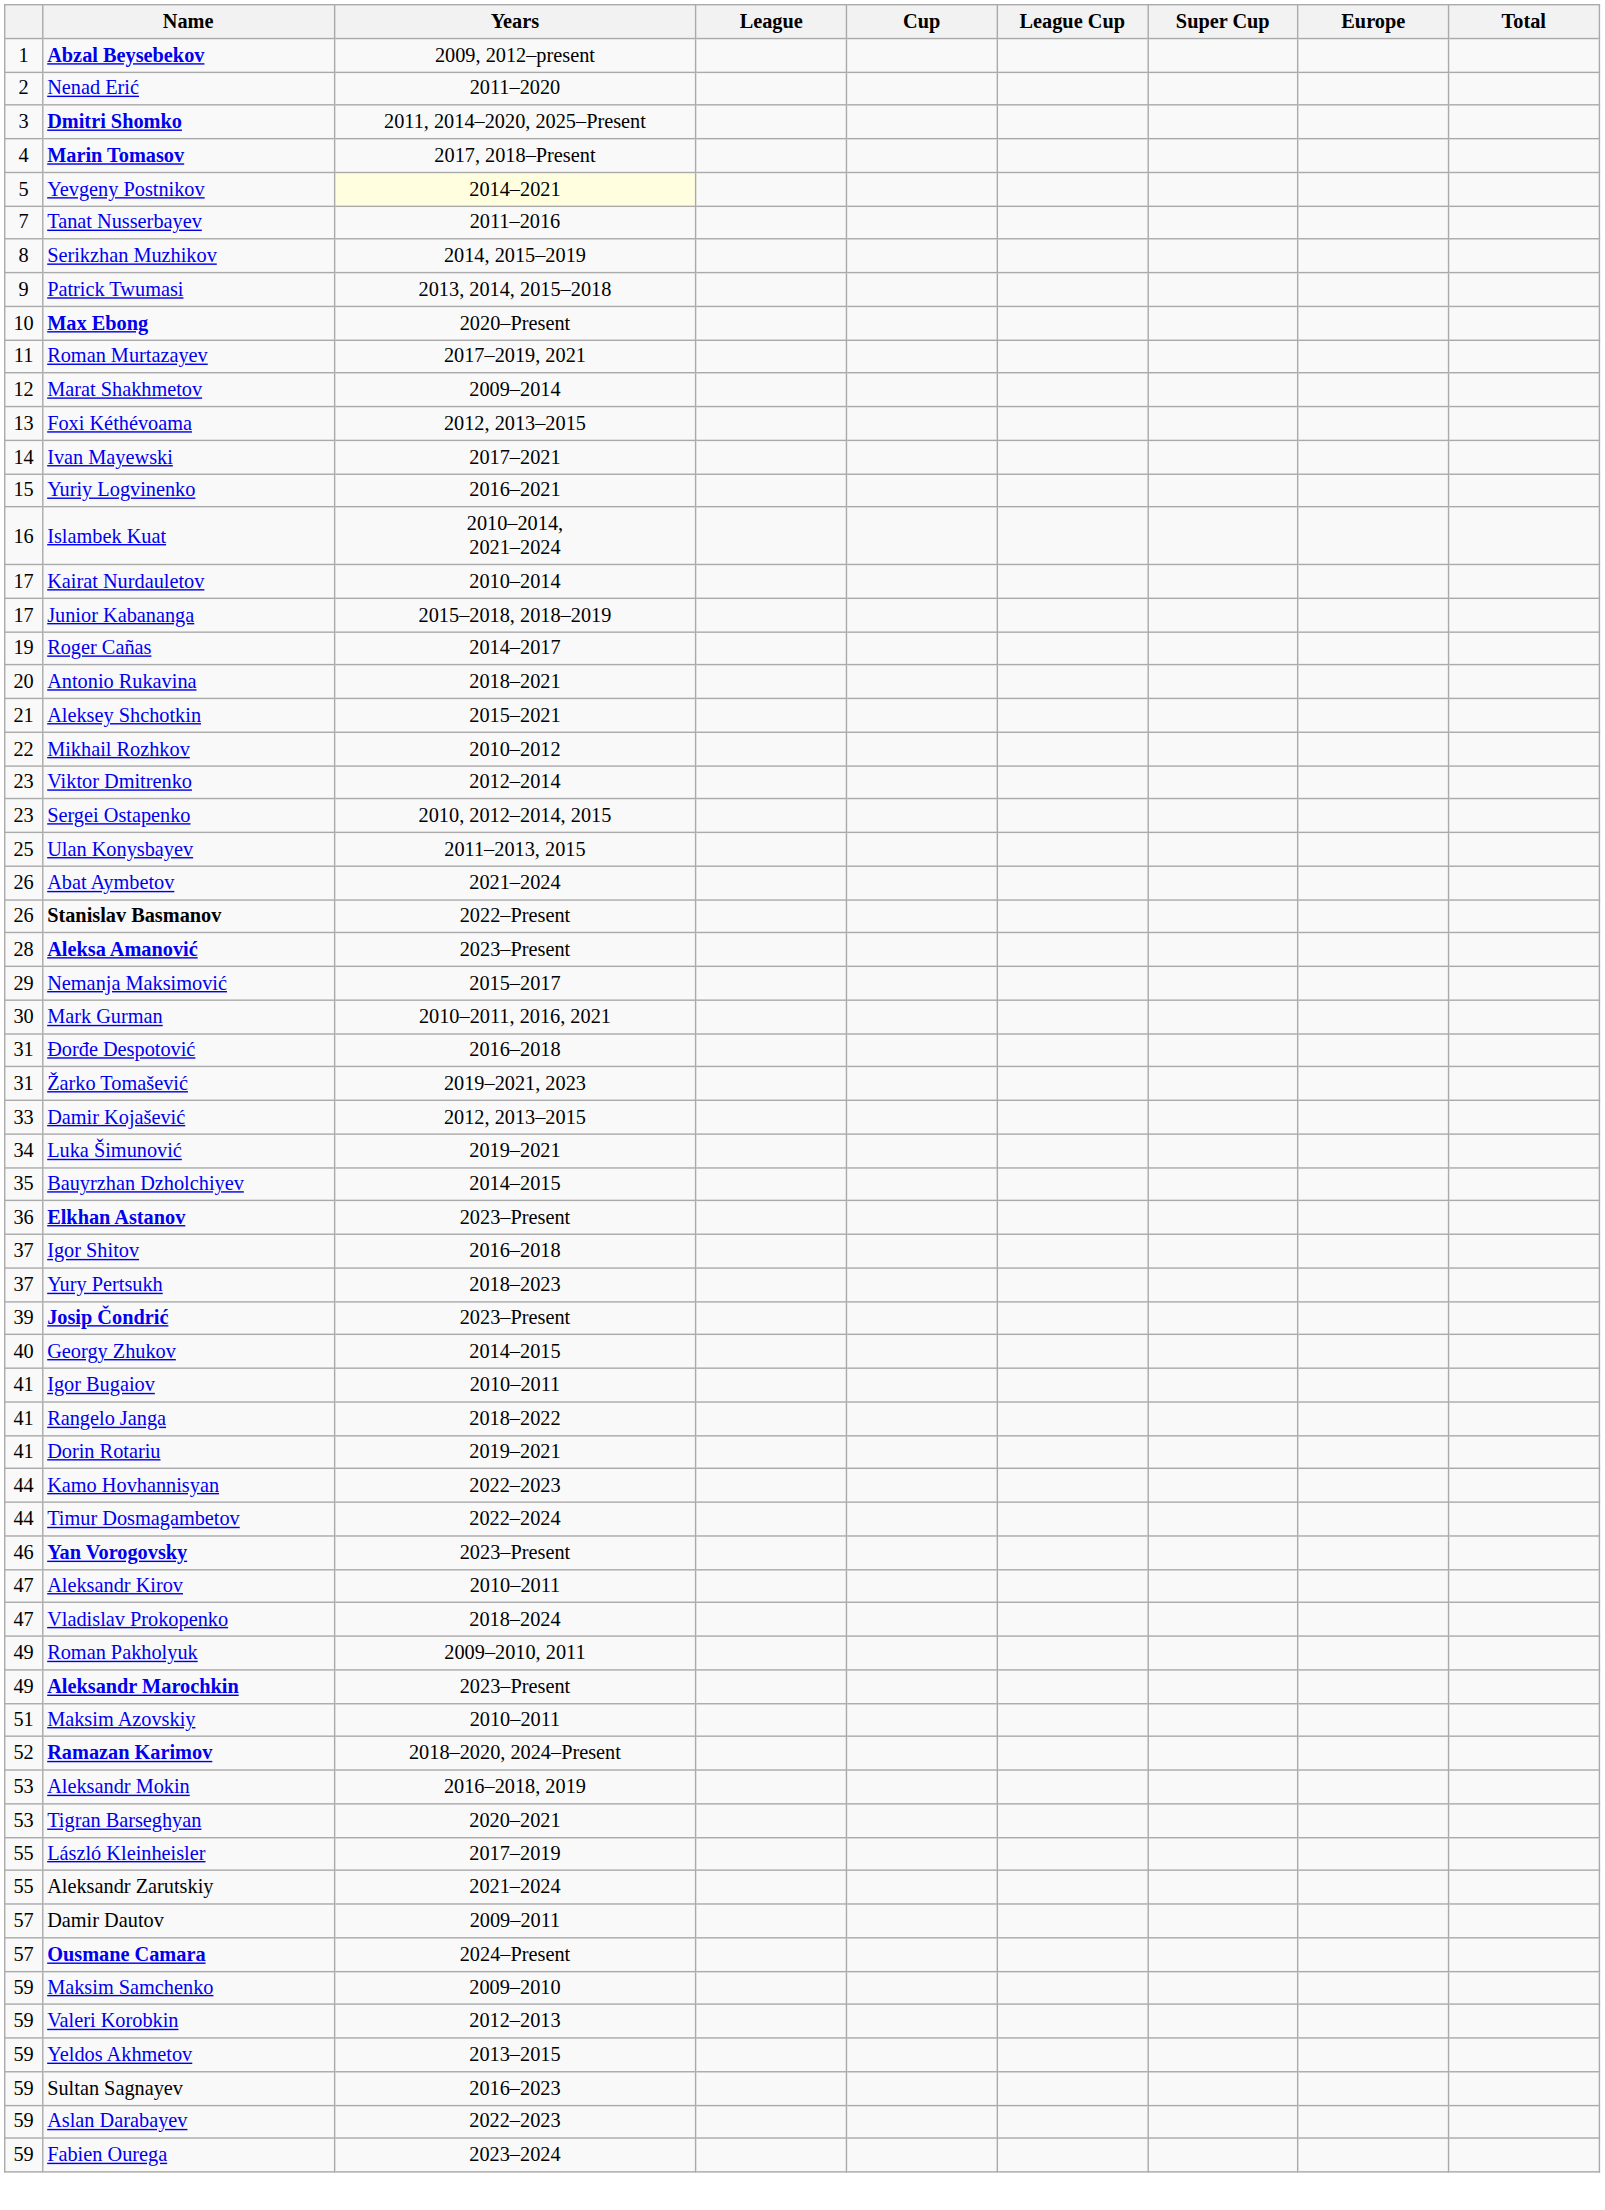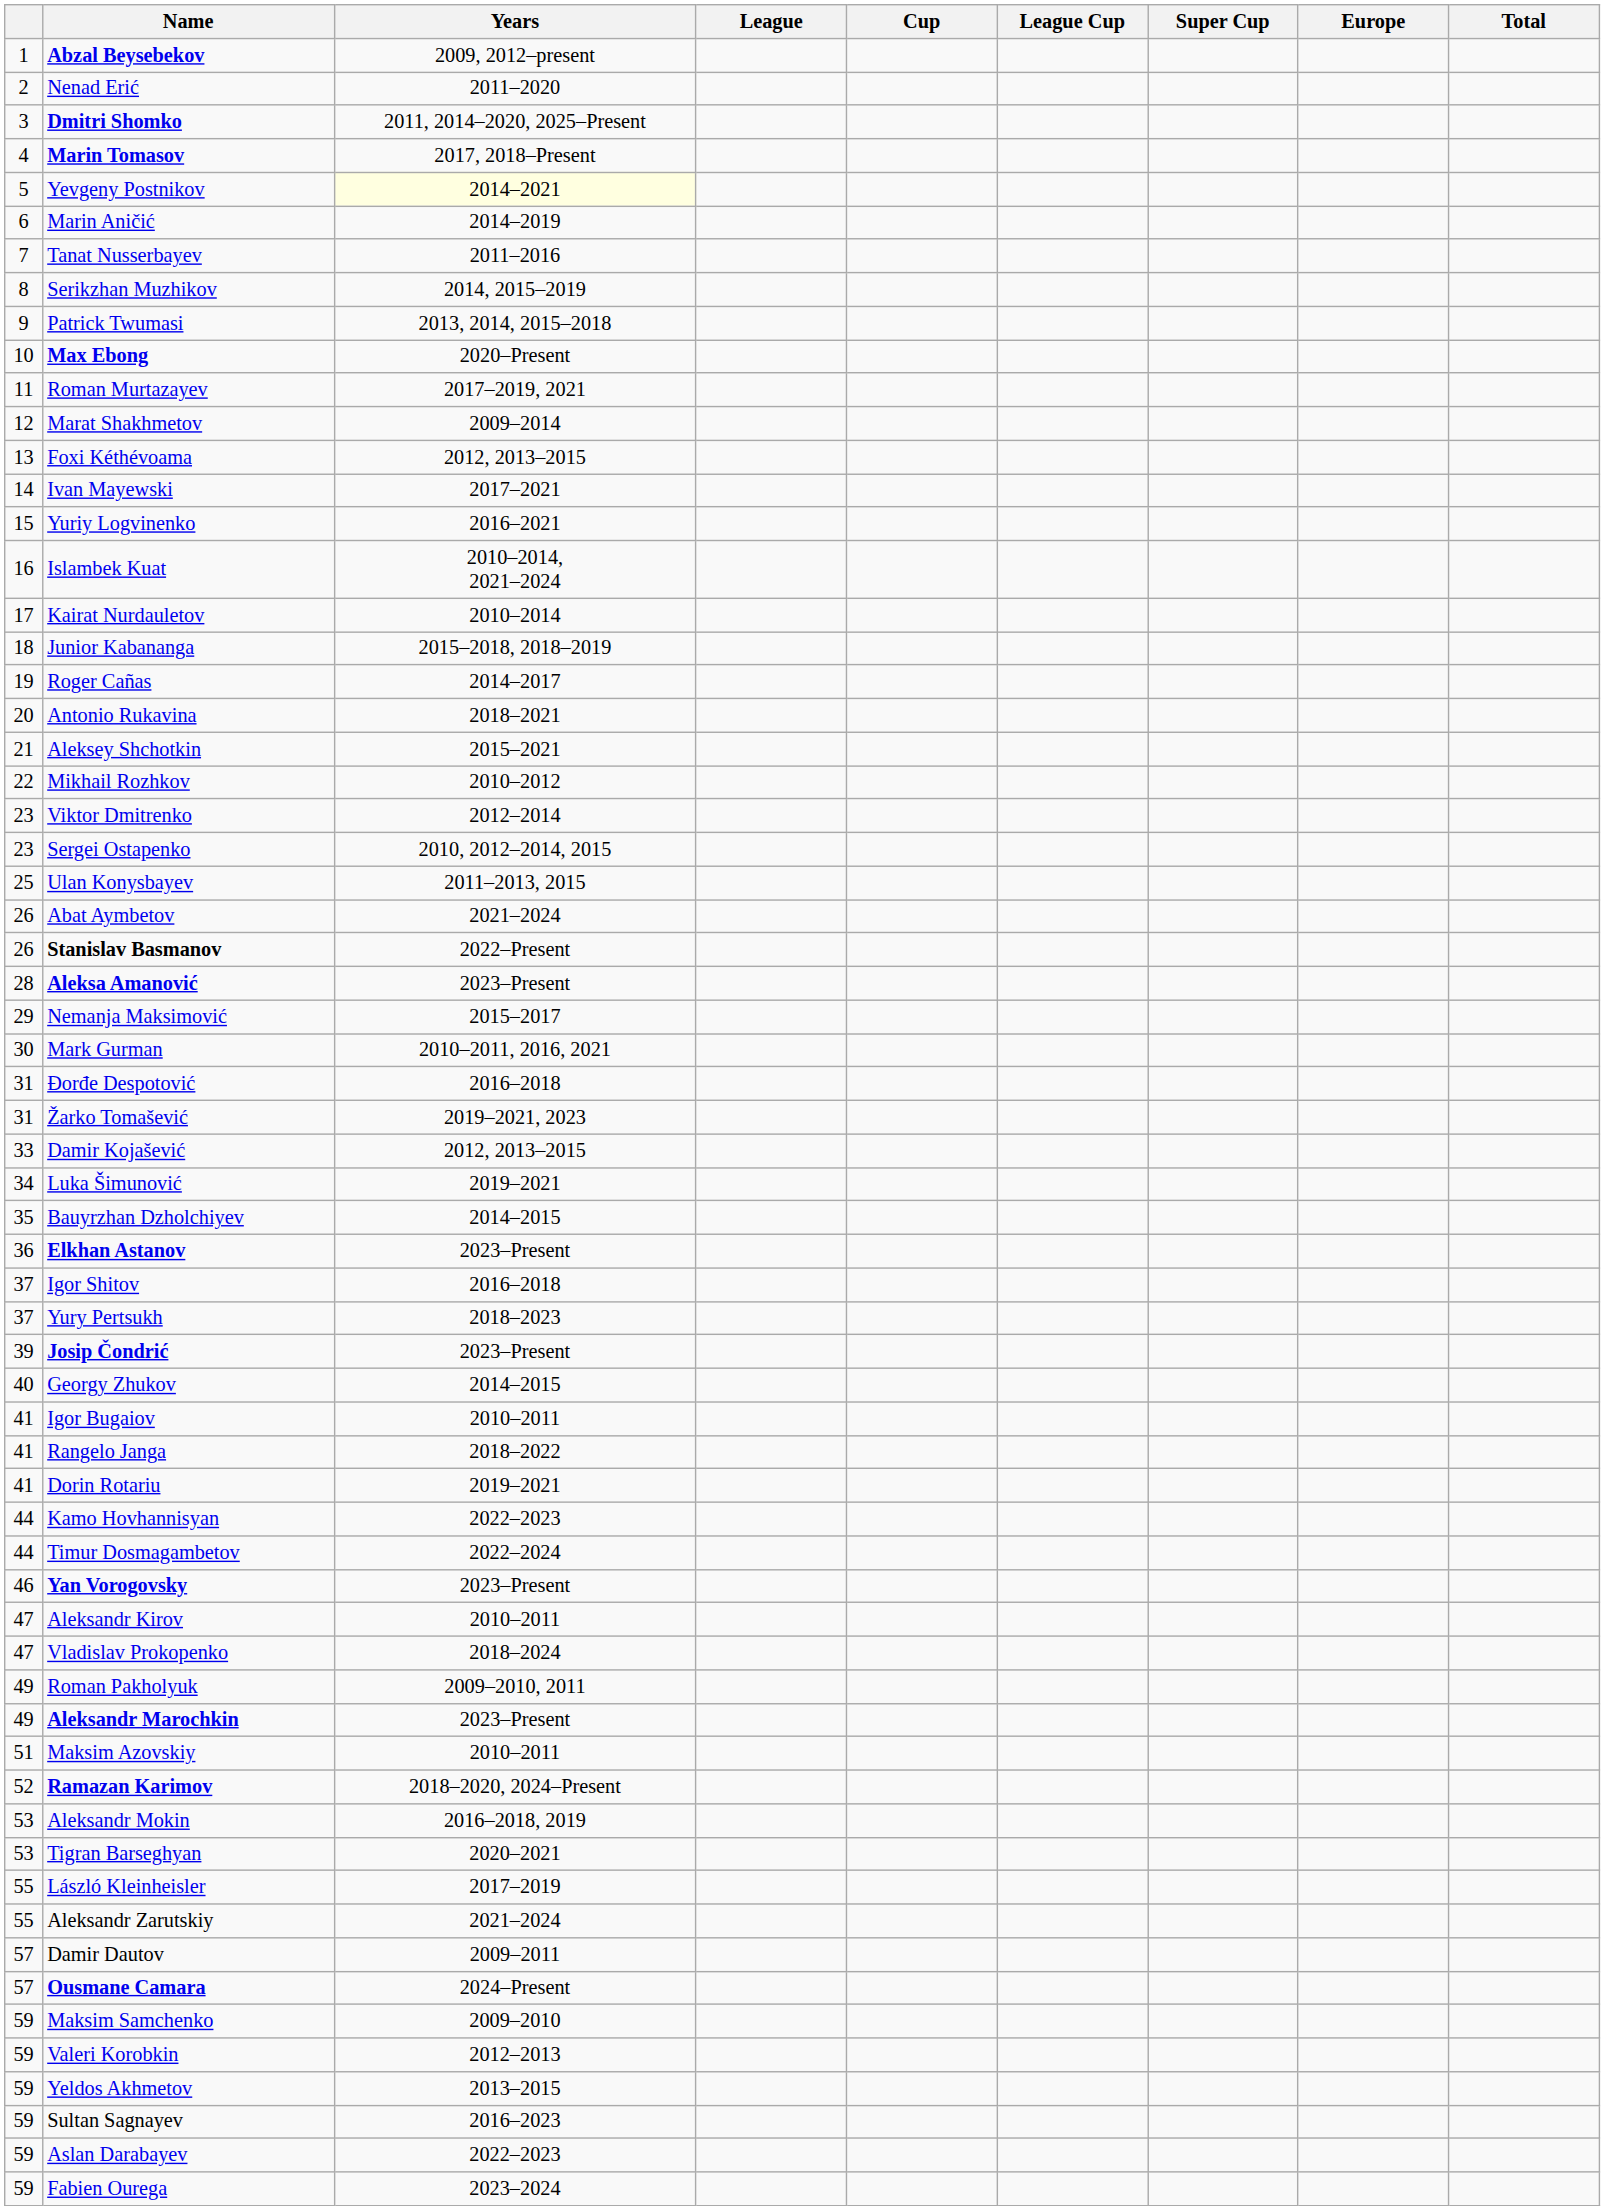+ row: (101, 222)
(24, 614) 17 -> (24, 648) 18
